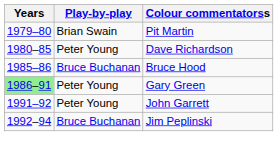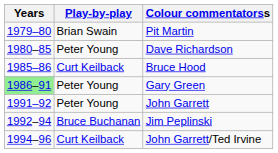(98, 67) Bruce Buchanan -> (90, 67) Curt Keilback
+ row: (203, 139)
